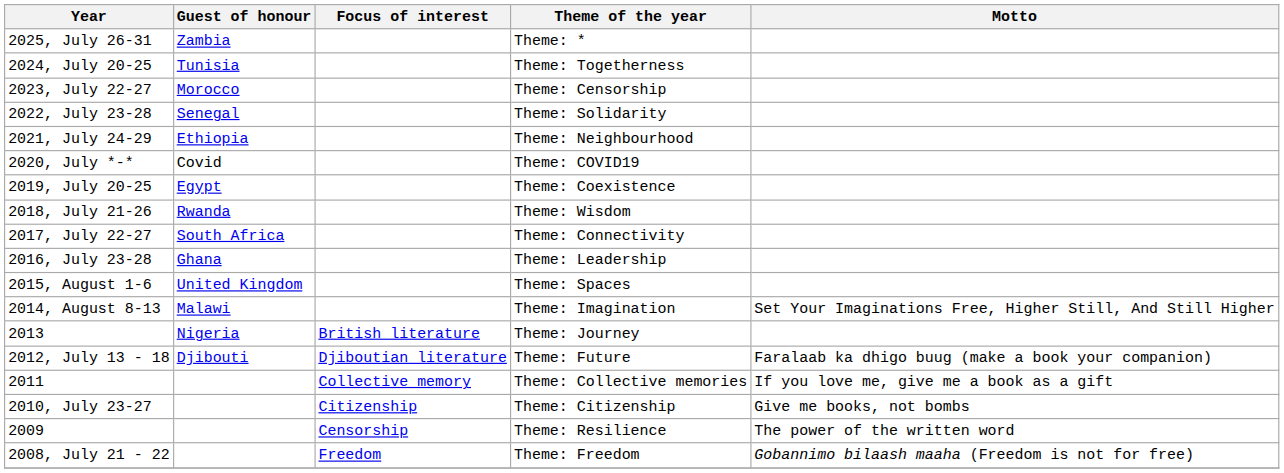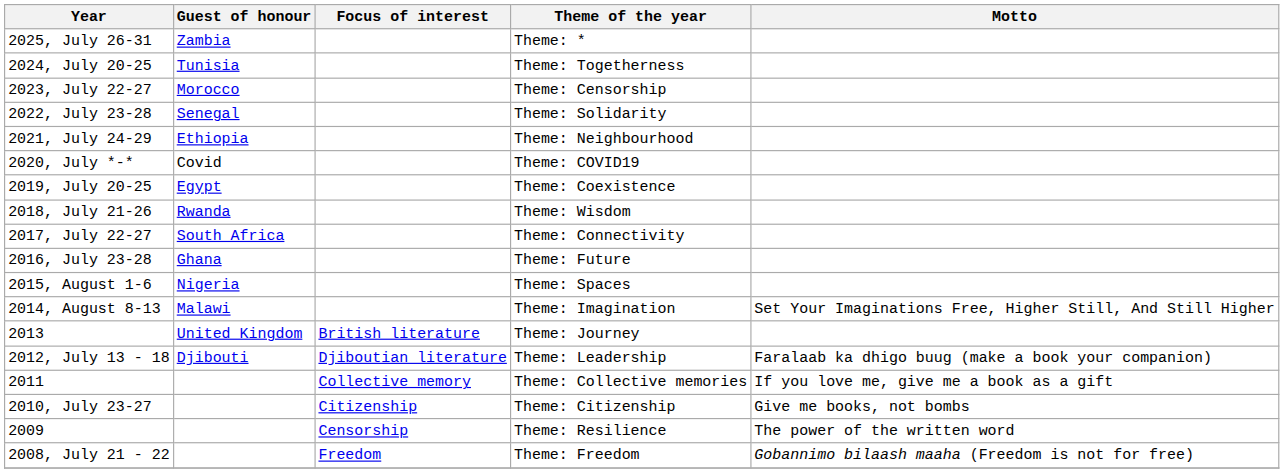(590, 260) Theme: Leadership -> (572, 260) Theme: Future
(240, 285) United Kingdom -> (208, 285) Nigeria
(208, 334) Nigeria -> (240, 334) United Kingdom
(572, 358) Theme: Future -> (590, 358) Theme: Leadership
